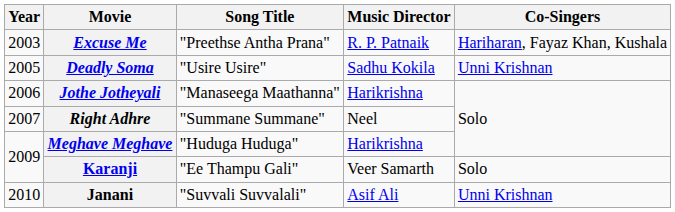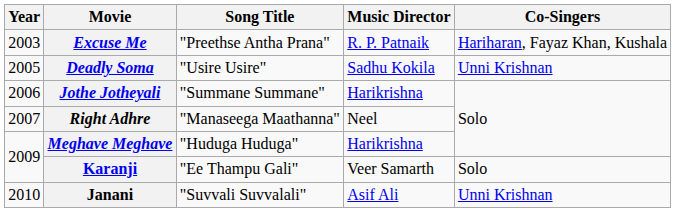(260, 93) "Manaseega Maathanna" -> (252, 93) "Summane Summane"
(252, 118) "Summane Summane" -> (260, 118) "Manaseega Maathanna"
